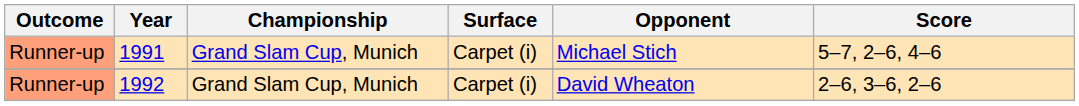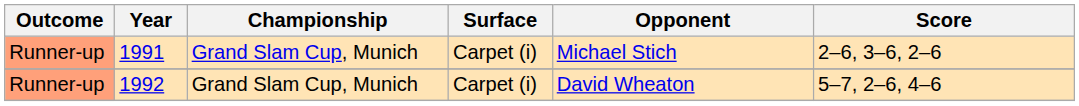(880, 52) 5–7, 2–6, 4–6 -> (880, 52) 2–6, 3–6, 2–6
(880, 84) 2–6, 3–6, 2–6 -> (880, 84) 5–7, 2–6, 4–6
